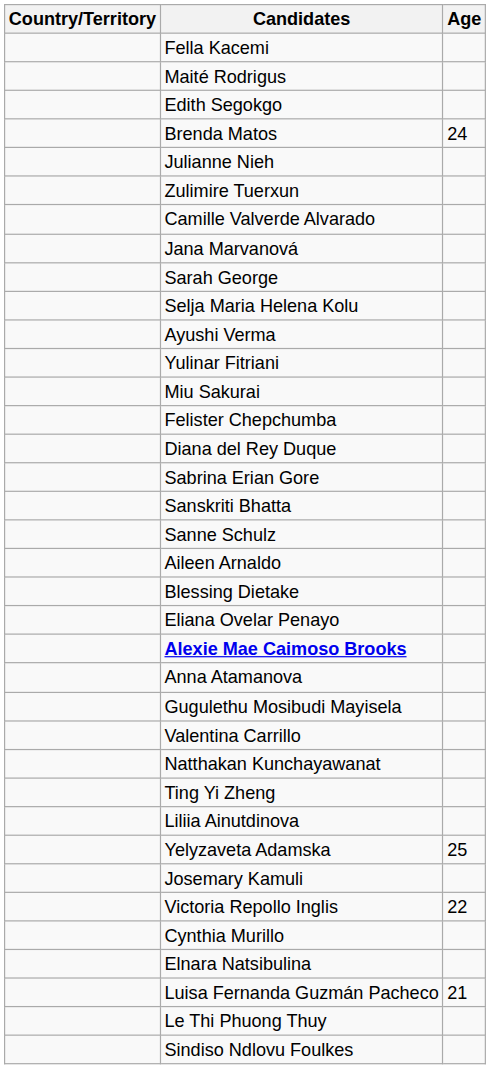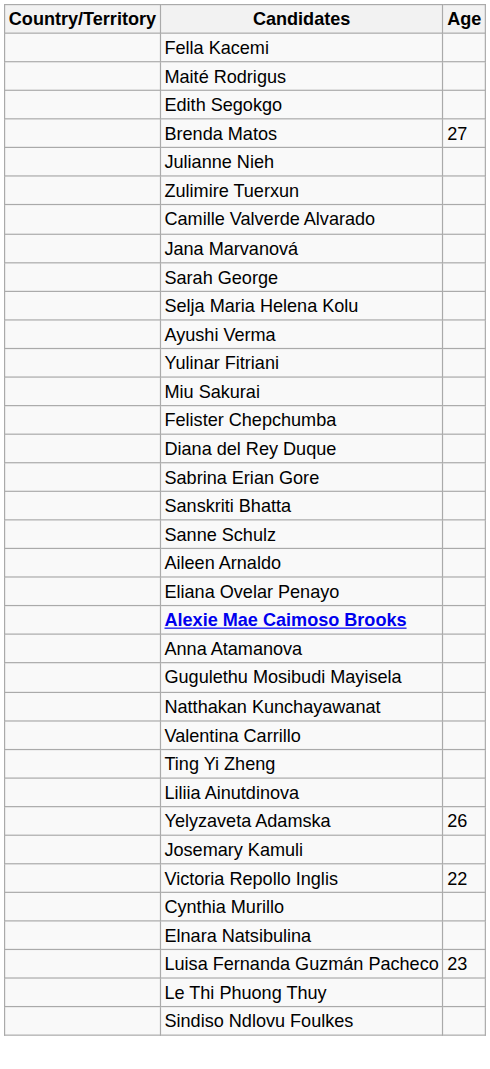(457, 134) 24 -> (457, 134) 27
- row: (232, 592)
rows swapped: (233, 735) <-> (272, 764)
(457, 849) 25 -> (457, 821) 26
(457, 993) 21 -> (457, 964) 23
